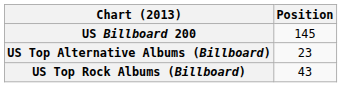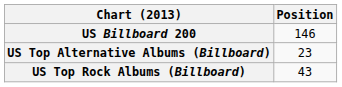(305, 33) 145 -> (305, 33) 146
